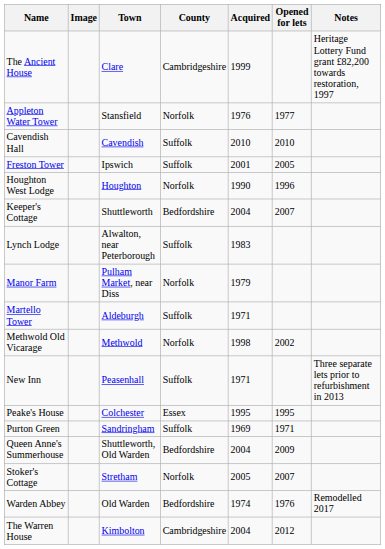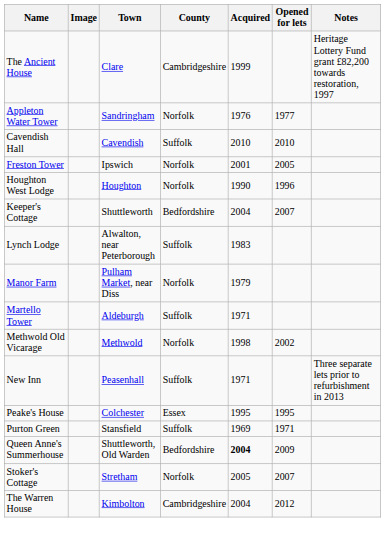(121, 116) Stansfield -> (128, 116) Sandringham
(177, 164) Suffolk -> (178, 164) Norfolk
(128, 428) Sandringham -> (121, 428) Stansfield
(241, 450) normal -> (241, 450) bold
- row: (36, 504)
